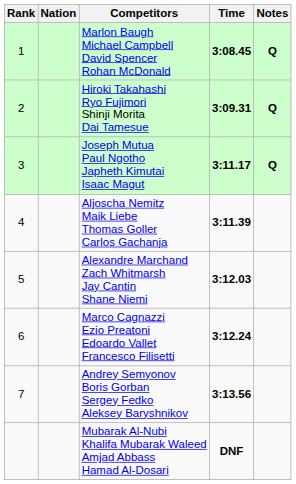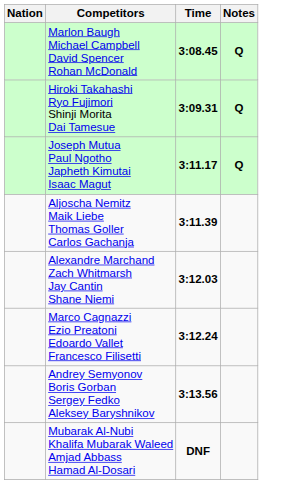- column: (21, 13)
